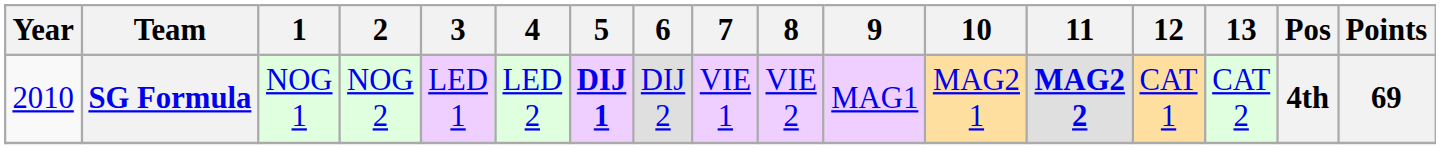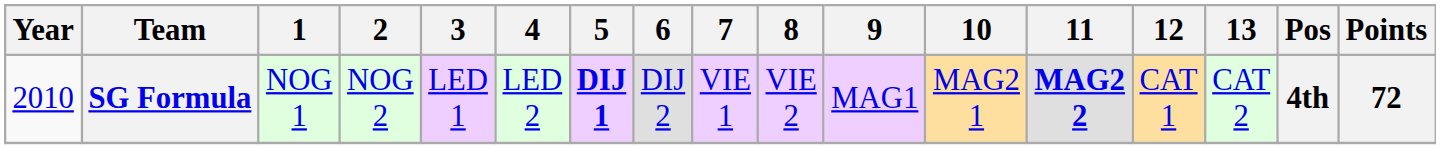(1386, 98) 69 -> (1386, 98) 72
